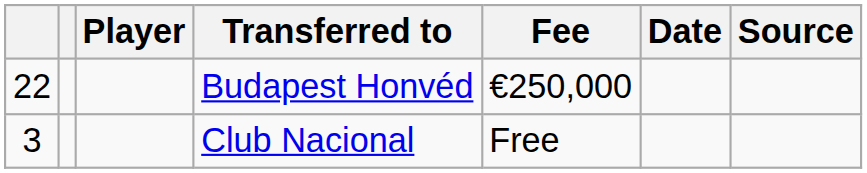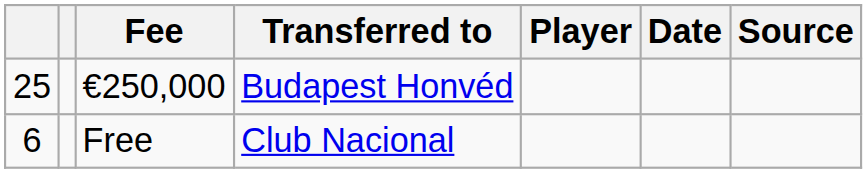columns swapped: (134, 31) <-> (561, 31)
(32, 85) 22 -> (32, 85) 25
(32, 140) 3 -> (32, 140) 6
